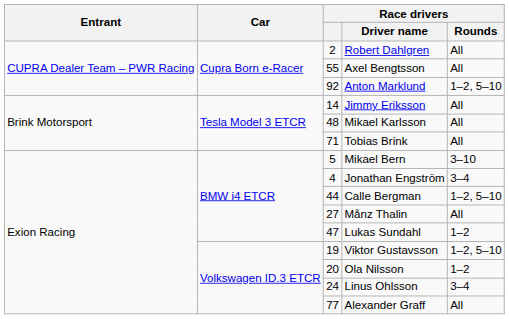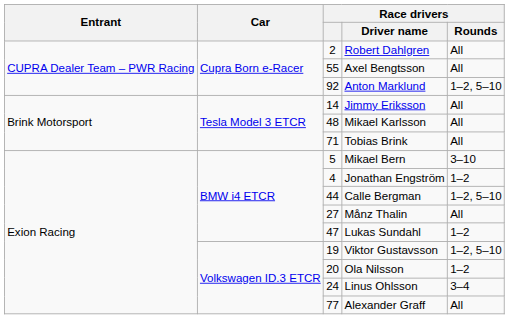(460, 177) 3–4 -> (460, 177) 1–2
